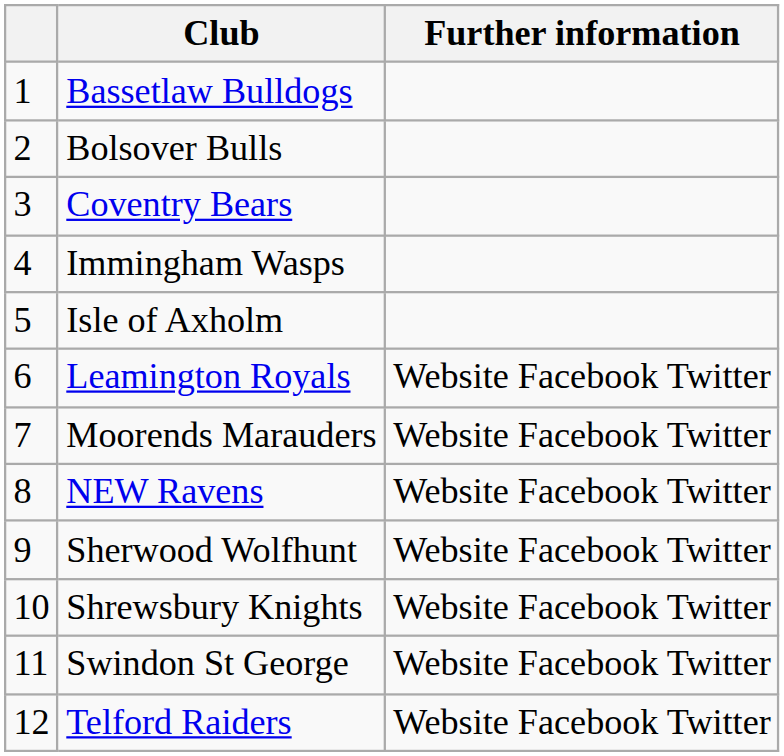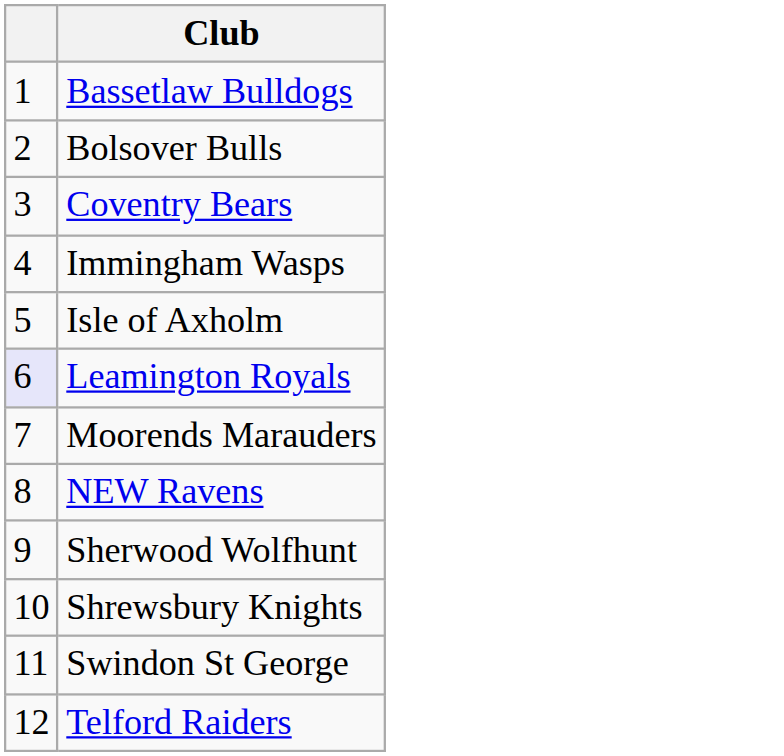- column: (582, 33)
(23, 377) no background -> (23, 377) lavender background
